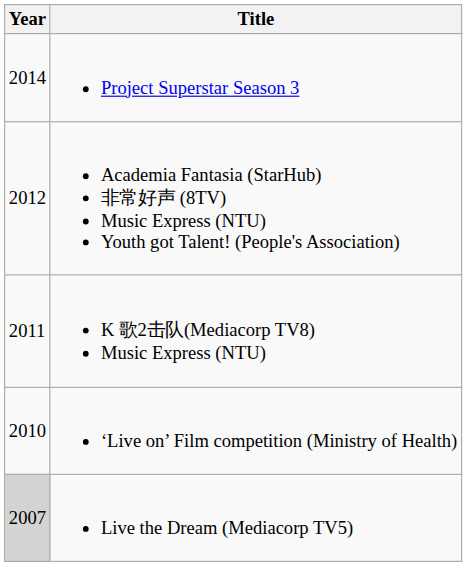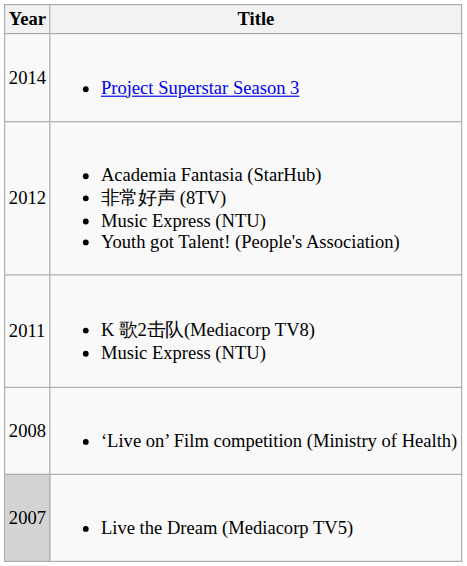(27, 430) 2010 -> (27, 430) 2008
